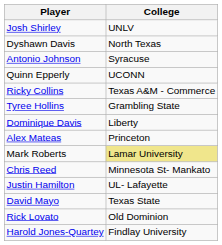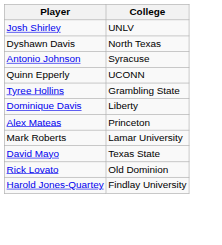- row: (35, 91)
(145, 153) khaki background -> (145, 138) no background
- row: (31, 169)
- row: (41, 185)
